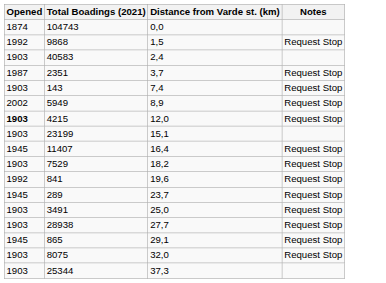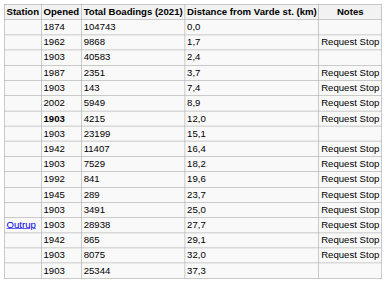+ column: (23, 12)
(17, 42) 1992 -> (54, 42) 1962
(157, 42) 1,5 -> (194, 42) 1,7
(17, 149) 1945 -> (54, 149) 1942
(17, 240) 1945 -> (54, 240) 1942
